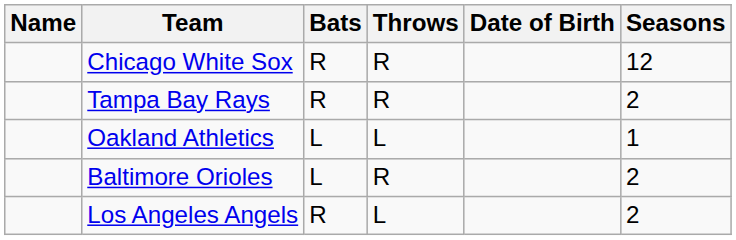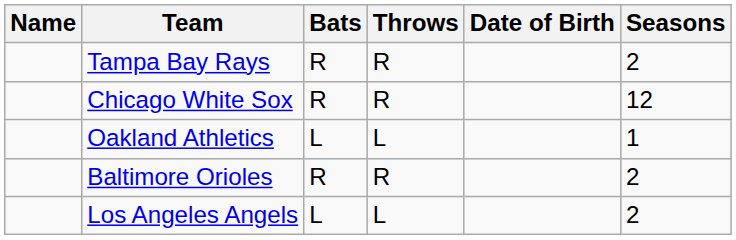rows swapped: (190, 61) <-> (179, 100)
(316, 176) L -> (318, 176) R
(318, 215) R -> (316, 215) L
